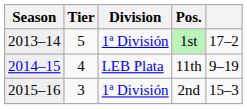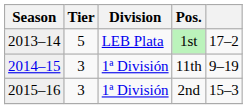(135, 41) 1ª División -> (133, 41) LEB Plata
(81, 65) 4 -> (81, 65) 3
(133, 65) LEB Plata -> (135, 65) 1ª División
